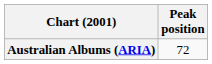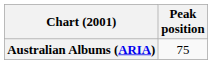(183, 49) 72 -> (183, 49) 75
